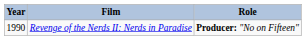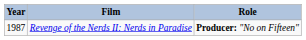(16, 27) 1990 -> (16, 27) 1987
